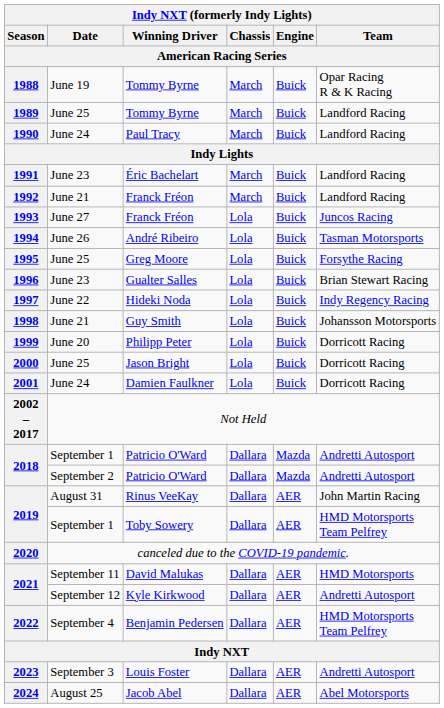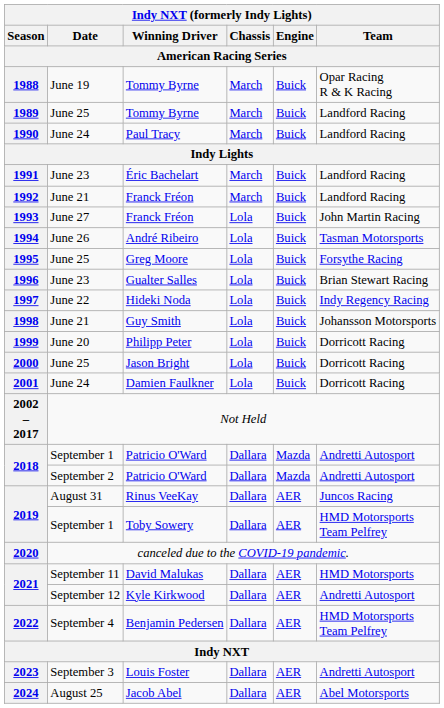(356, 217) Juncos Racing -> (370, 217) John Martin Racing
(370, 496) John Martin Racing -> (356, 496) Juncos Racing
